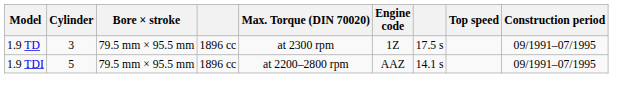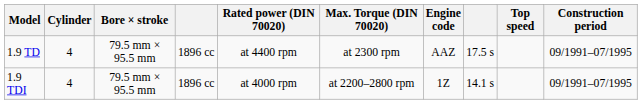+ column: (269, 20)
(71, 45) 3 -> (69, 51) 4
(393, 45) 1Z -> (443, 51) AAZ
(71, 63) 5 -> (69, 83) 4
(393, 63) AAZ -> (443, 83) 1Z
